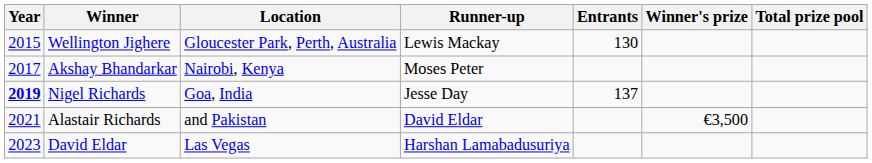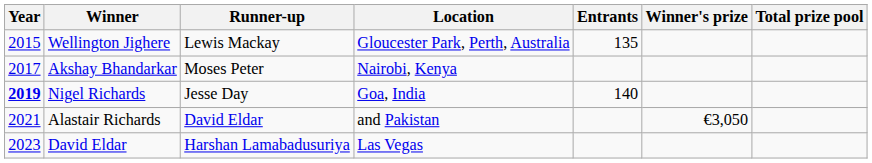columns swapped: (487, 17) <-> (290, 17)
(626, 42) 130 -> (626, 42) 135
(626, 94) 137 -> (626, 94) 140
(726, 119) €3,500 -> (726, 119) €3,050
